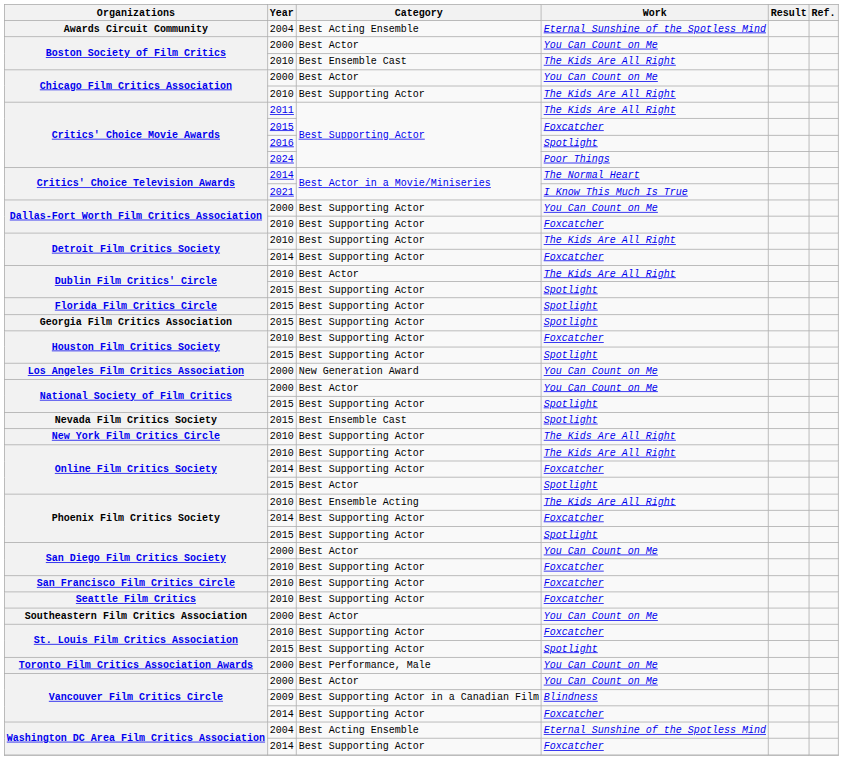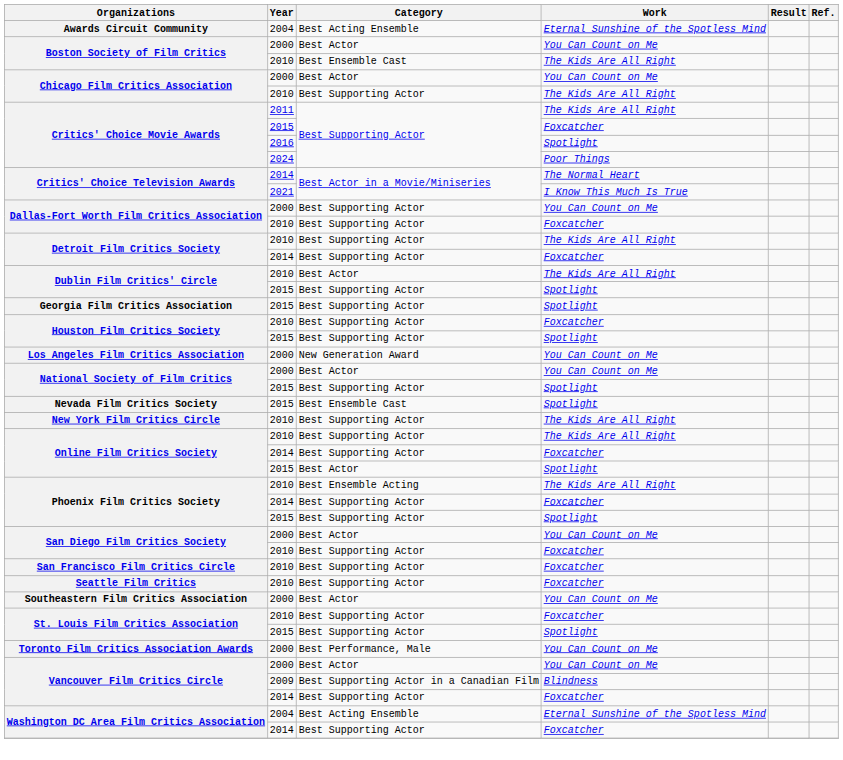- row: (136, 306)
